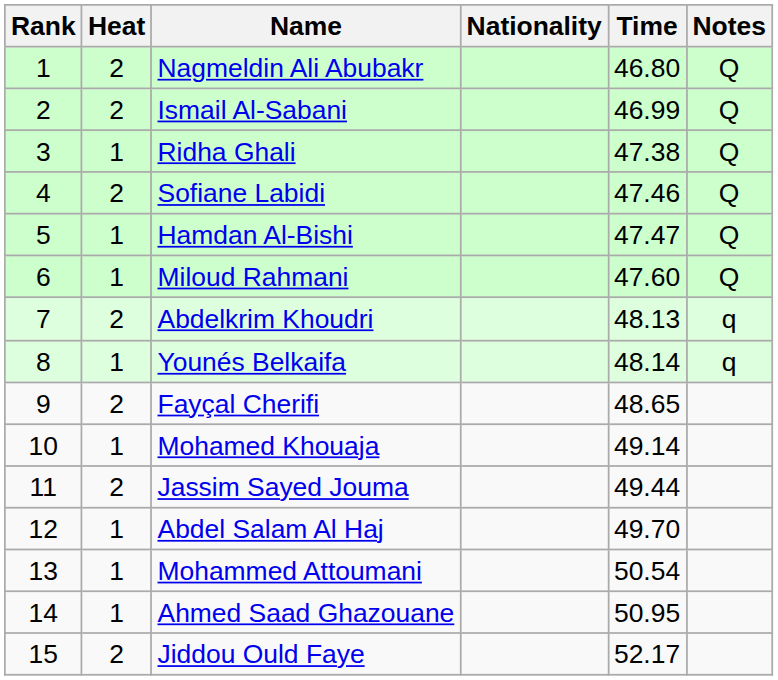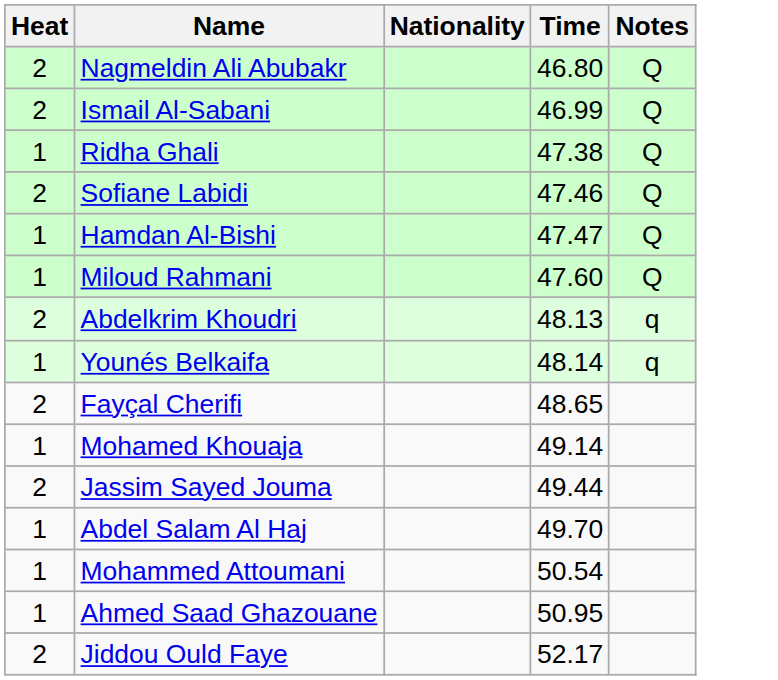- column: (43, 26)
